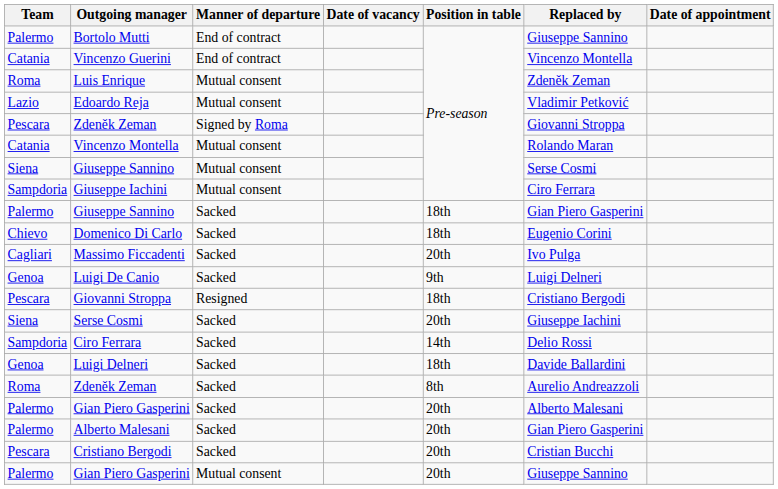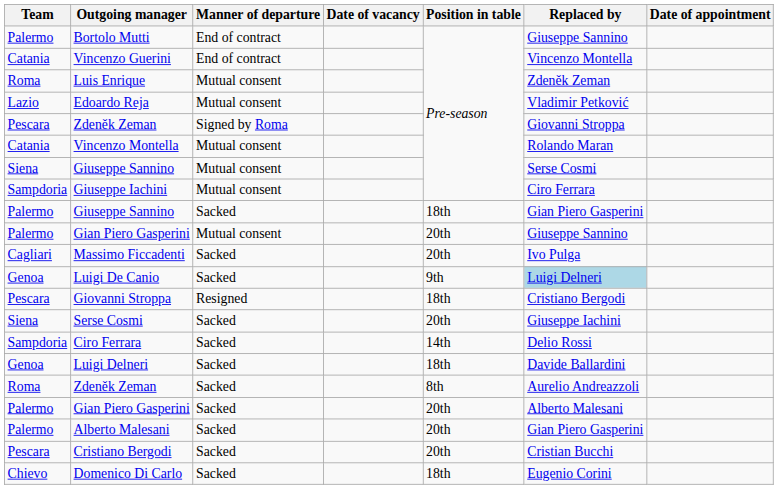rows swapped: (128, 233) <-> (132, 473)
(564, 277) no background -> (564, 277) lightblue background
